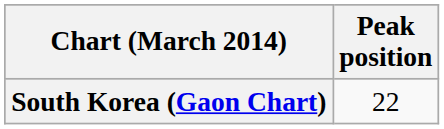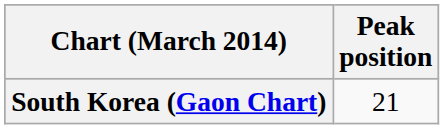(386, 100) 22 -> (386, 100) 21
